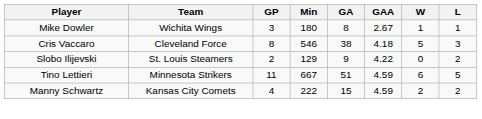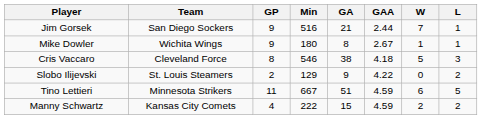+ row: (66, 28)
(271, 28) 3 -> (271, 43) 9
